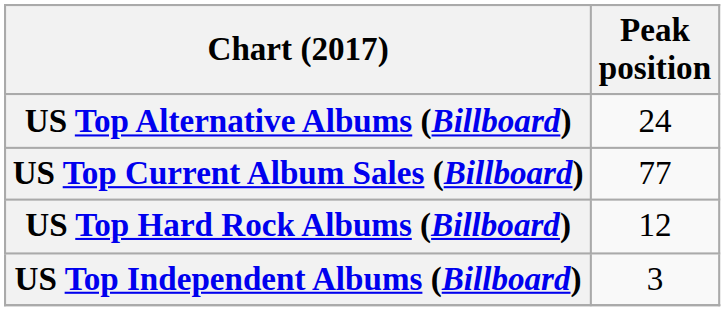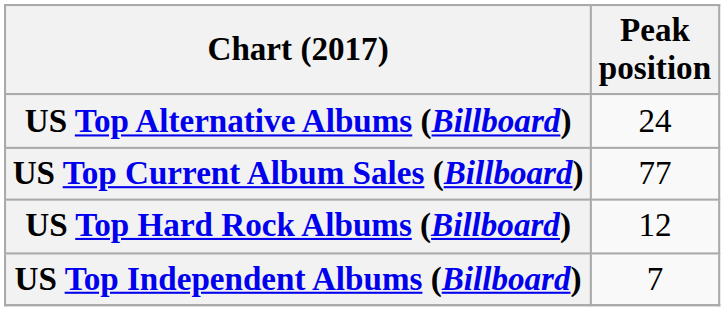(655, 278) 3 -> (655, 278) 7
